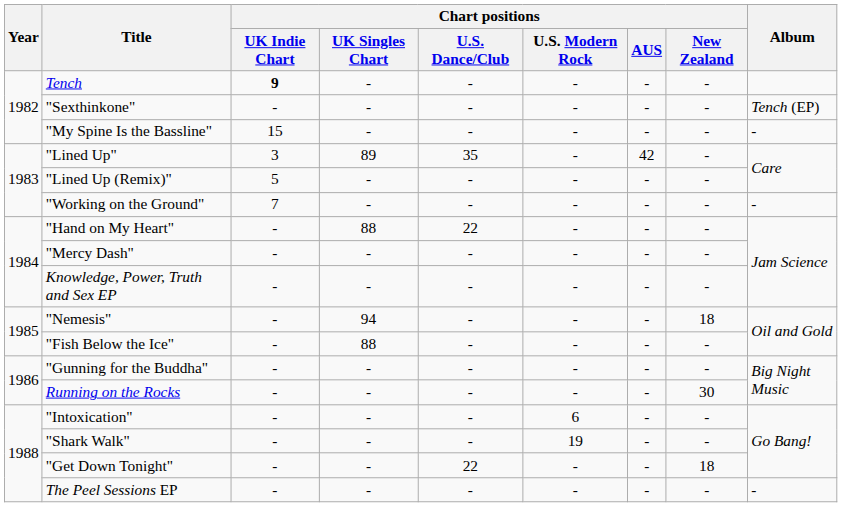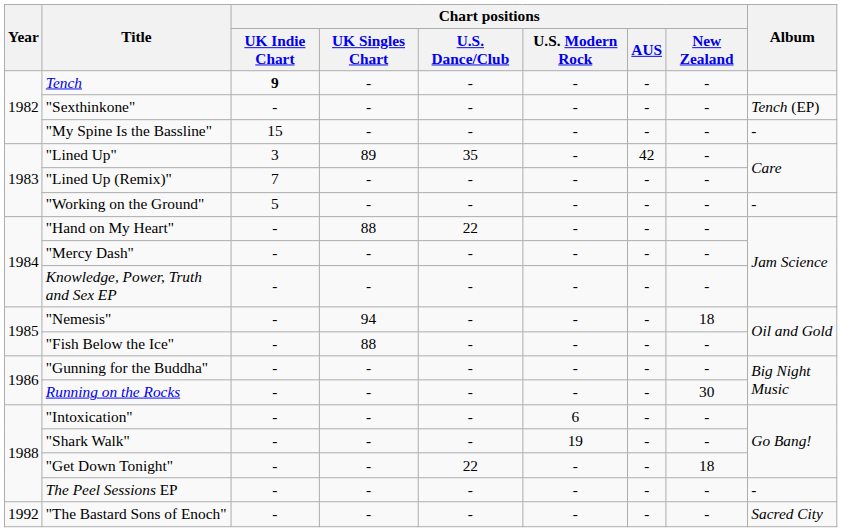(275, 180) 5 -> (275, 180) 7
(275, 204) 7 -> (275, 204) 5
+ row: (136, 514)
